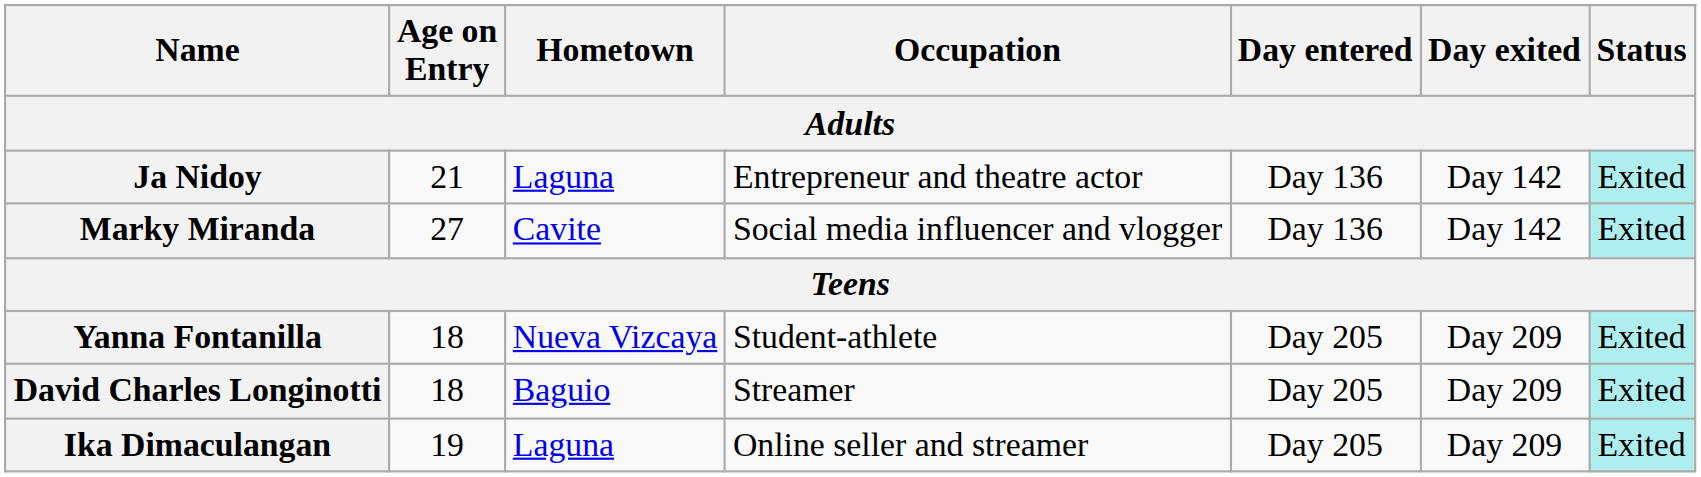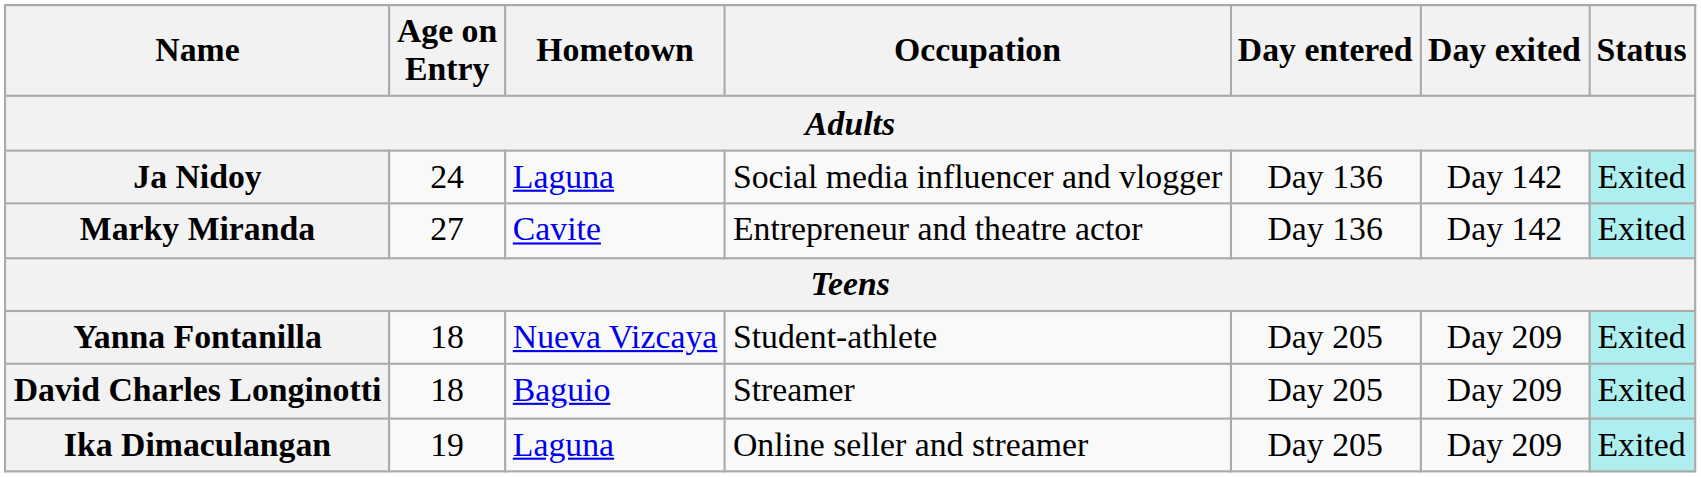(447, 176) 21 -> (447, 176) 24
(938, 176) Entrepreneur and theatre actor -> (978, 176) Social media influencer and vlogger
(978, 229) Social media influencer and vlogger -> (938, 229) Entrepreneur and theatre actor
